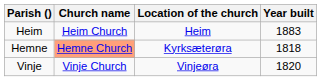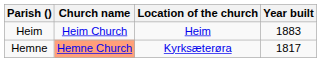(288, 48) 1818 -> (288, 48) 1817
- row: (29, 66)
